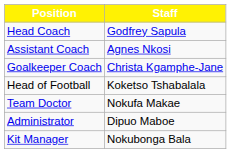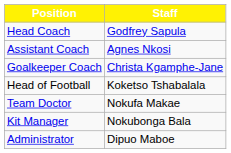rows swapped: (38, 139) <-> (40, 121)
